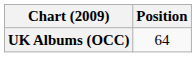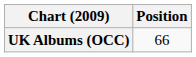(162, 39) 64 -> (162, 39) 66
